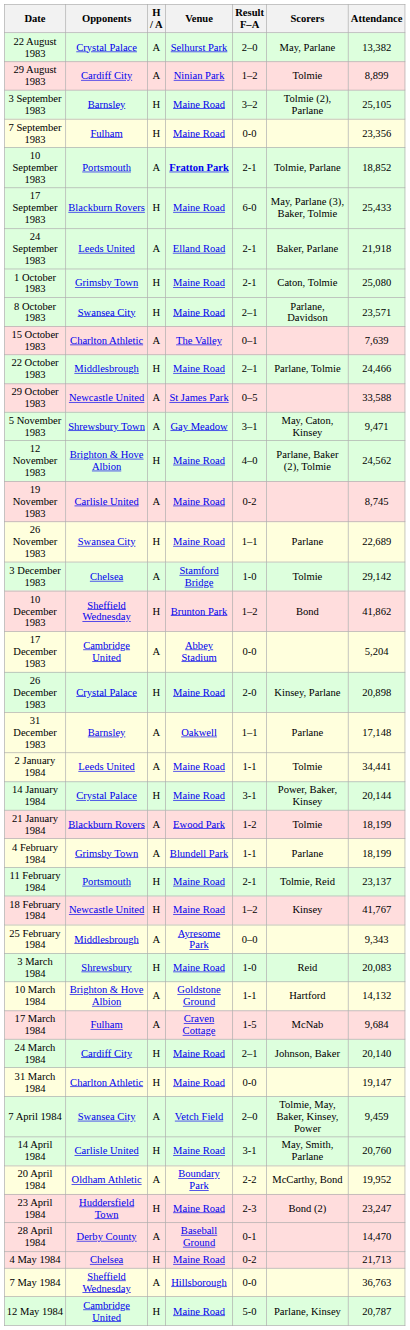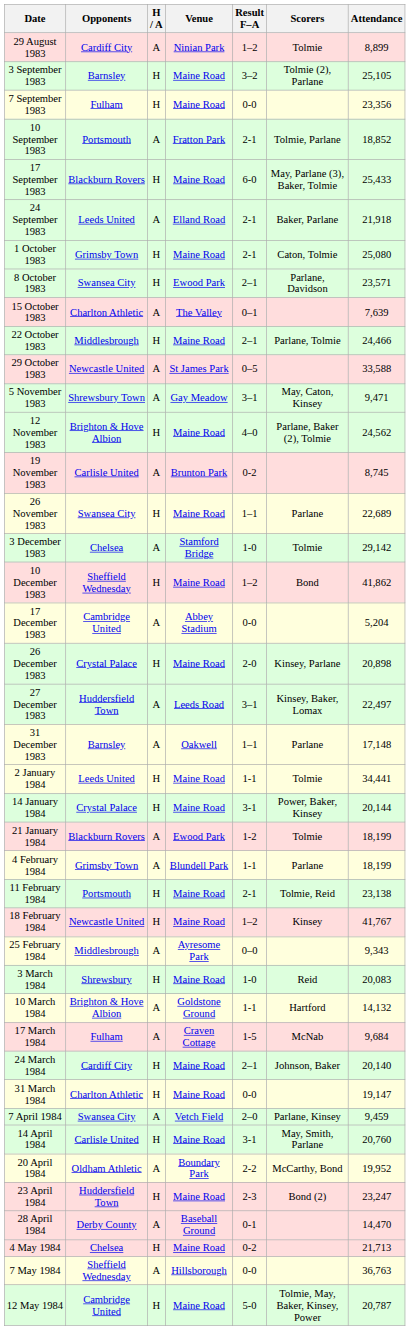- row: (35, 47)
(199, 167) bold -> (199, 139) normal
(199, 312) Maine Road -> (199, 283) Ewood Park
(199, 501) Maine Road -> (199, 473) Brunton Park
(199, 611) Brunton Park -> (199, 582) Maine Road
+ row: (35, 704)
(156, 767) A -> (156, 779) H
(377, 881) 23,137 -> (377, 893) 23,138
(307, 1116) Tolmie, May, Baker, Kinsey, Power -> (307, 1116) Parlane, Kinsey
(307, 1311) Parlane, Kinsey -> (307, 1305) Tolmie, May, Baker, Kinsey, Power
